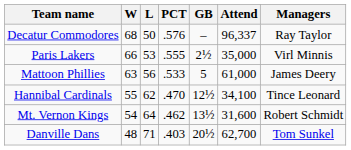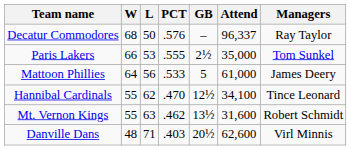(303, 54) Virl Minnis -> (303, 54) Tom Sunkel
(131, 74) 63 -> (131, 74) 64
(131, 114) 54 -> (131, 114) 55
(149, 114) 64 -> (149, 114) 63
(239, 134) 62,700 -> (239, 134) 62,600
(303, 134) Tom Sunkel -> (303, 134) Virl Minnis
